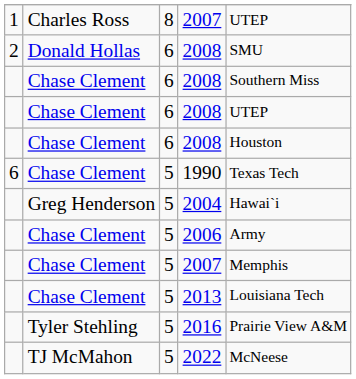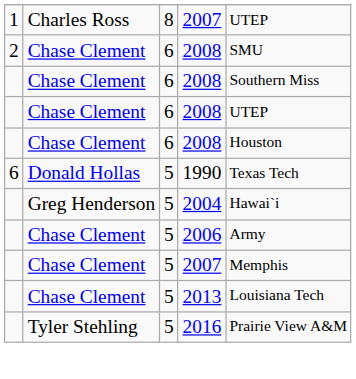(84, 50) Donald Hollas -> (87, 50) Chase Clement
(87, 173) Chase Clement -> (84, 173) Donald Hollas
- row: (14, 358)
